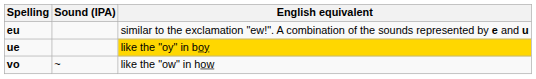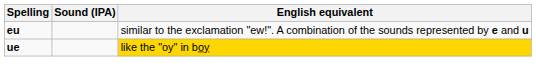- row: (13, 64)
